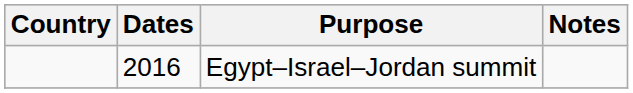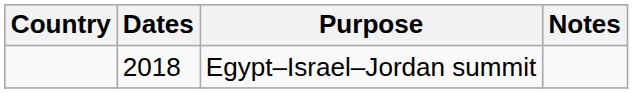(152, 66) 2016 -> (152, 66) 2018
